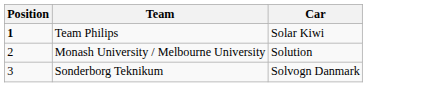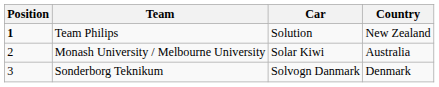+ column: (398, 14)
(298, 33) Solar Kiwi -> (292, 33) Solution
(292, 52) Solution -> (298, 52) Solar Kiwi
